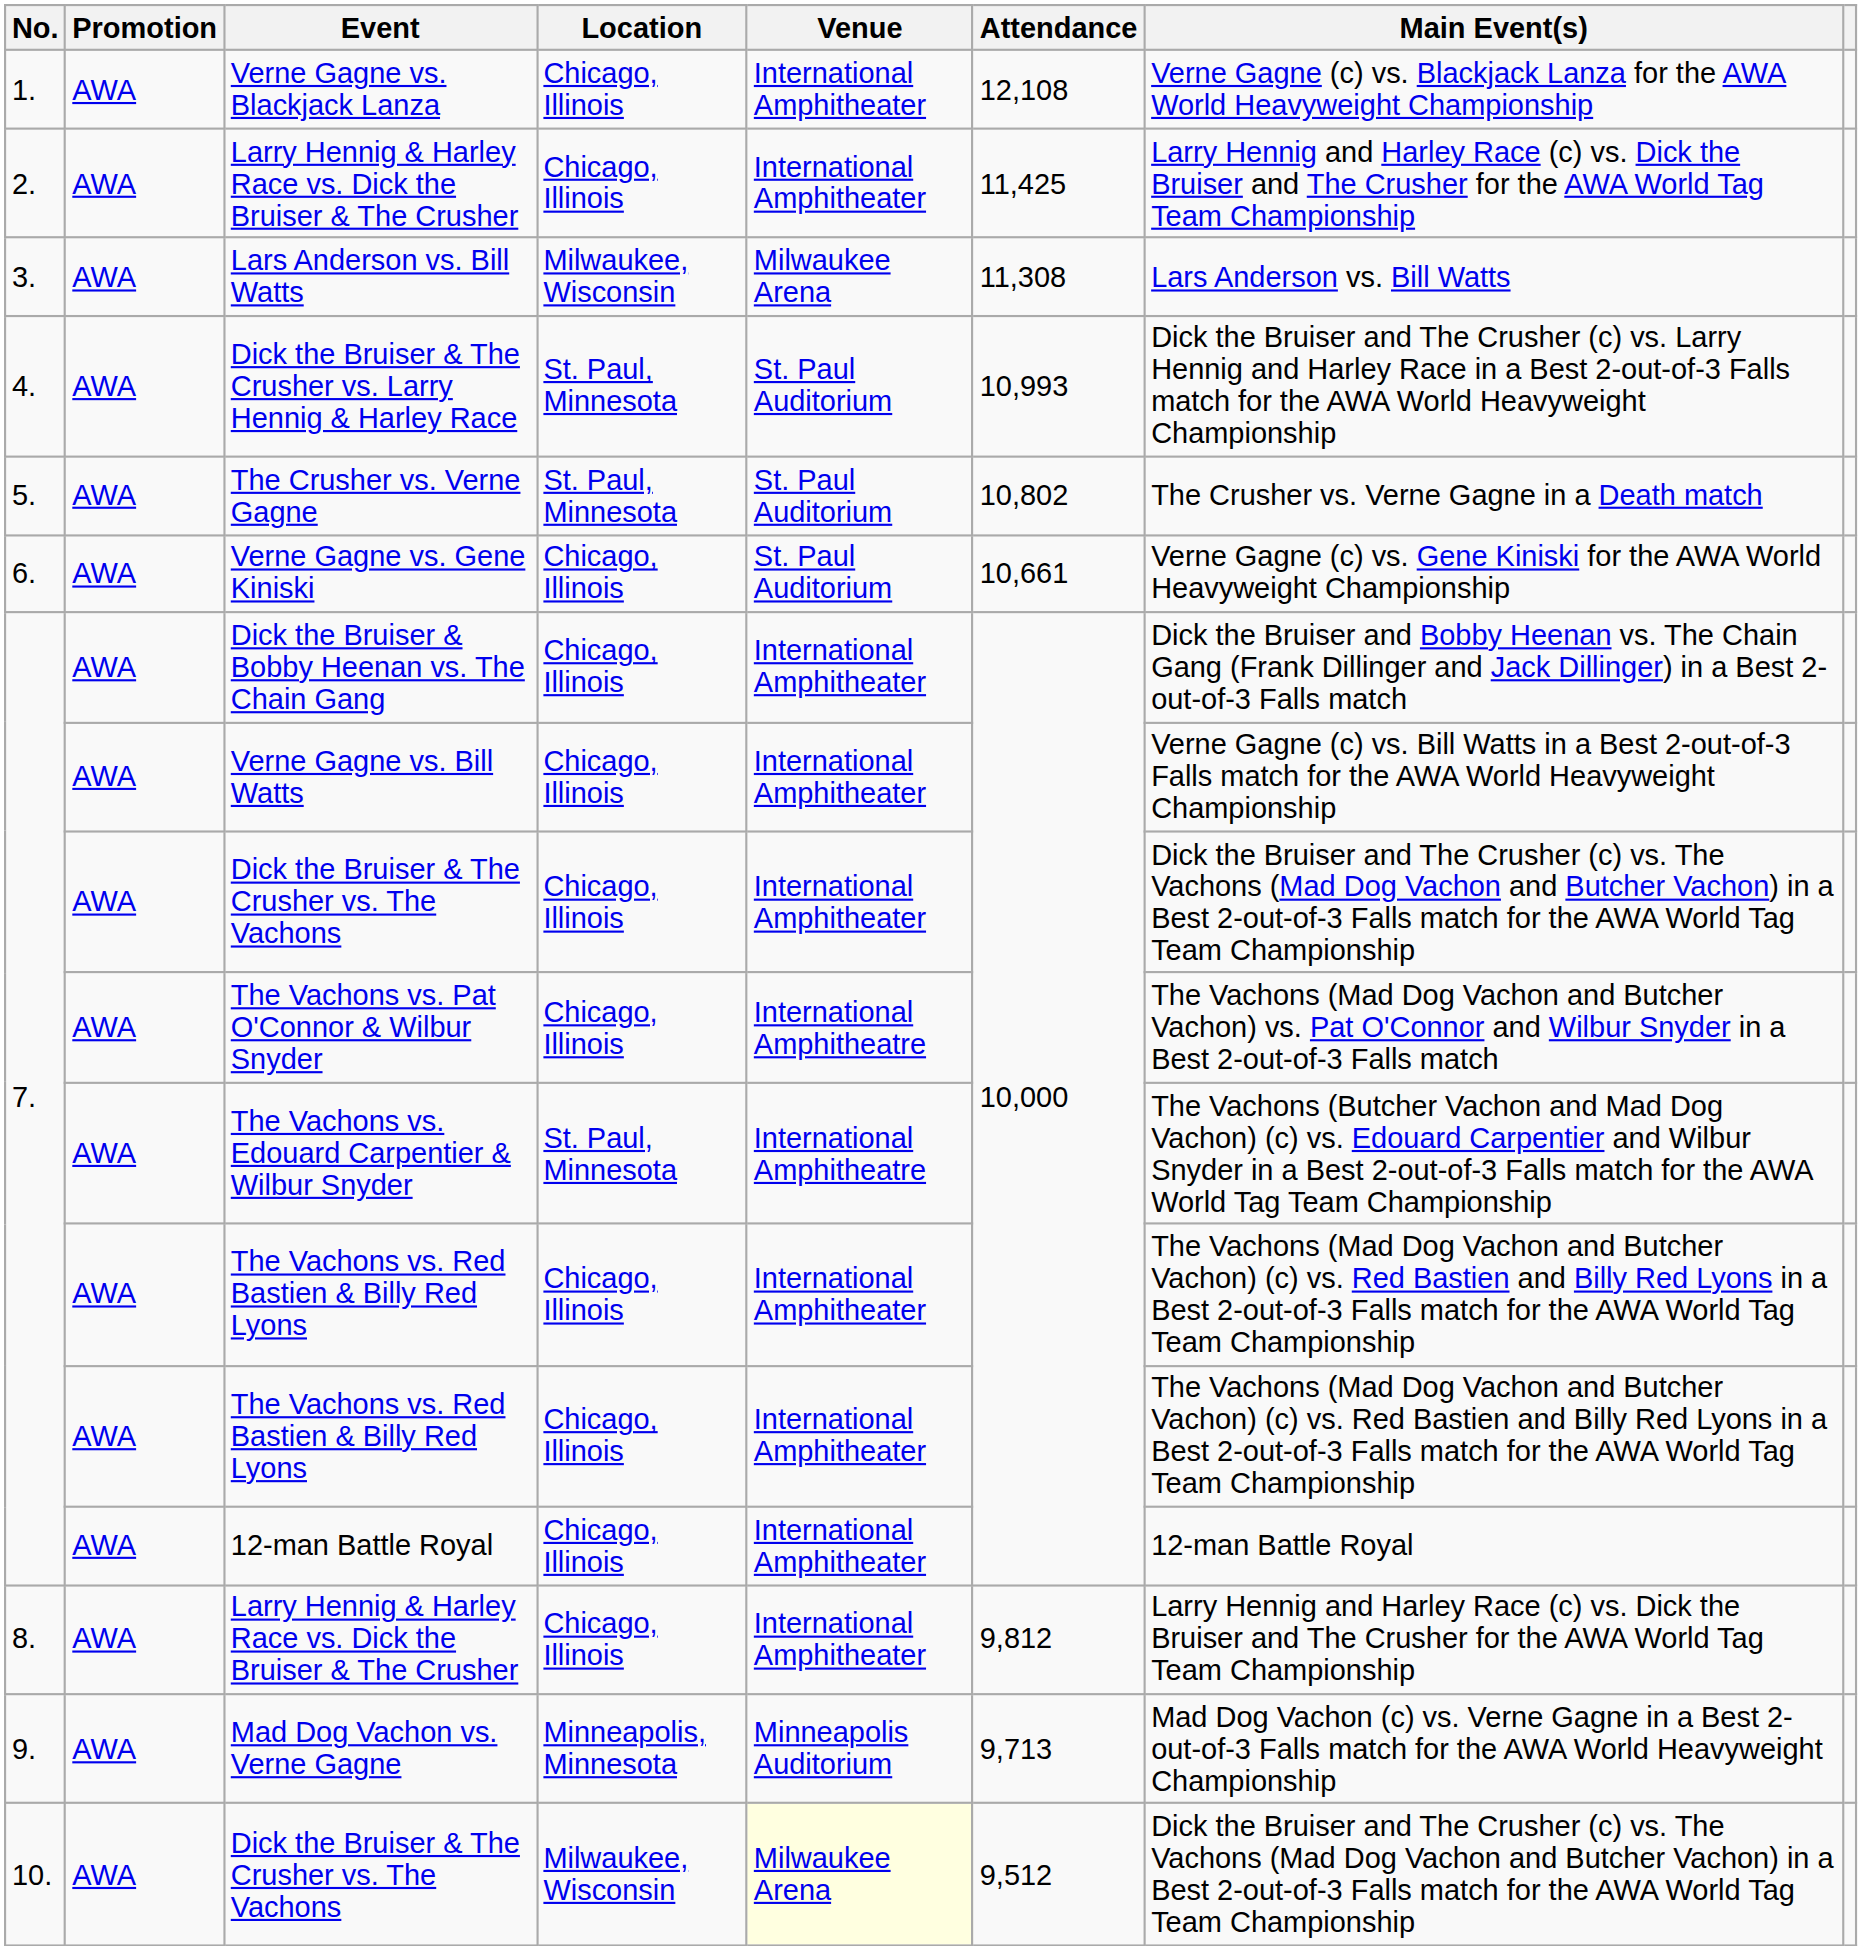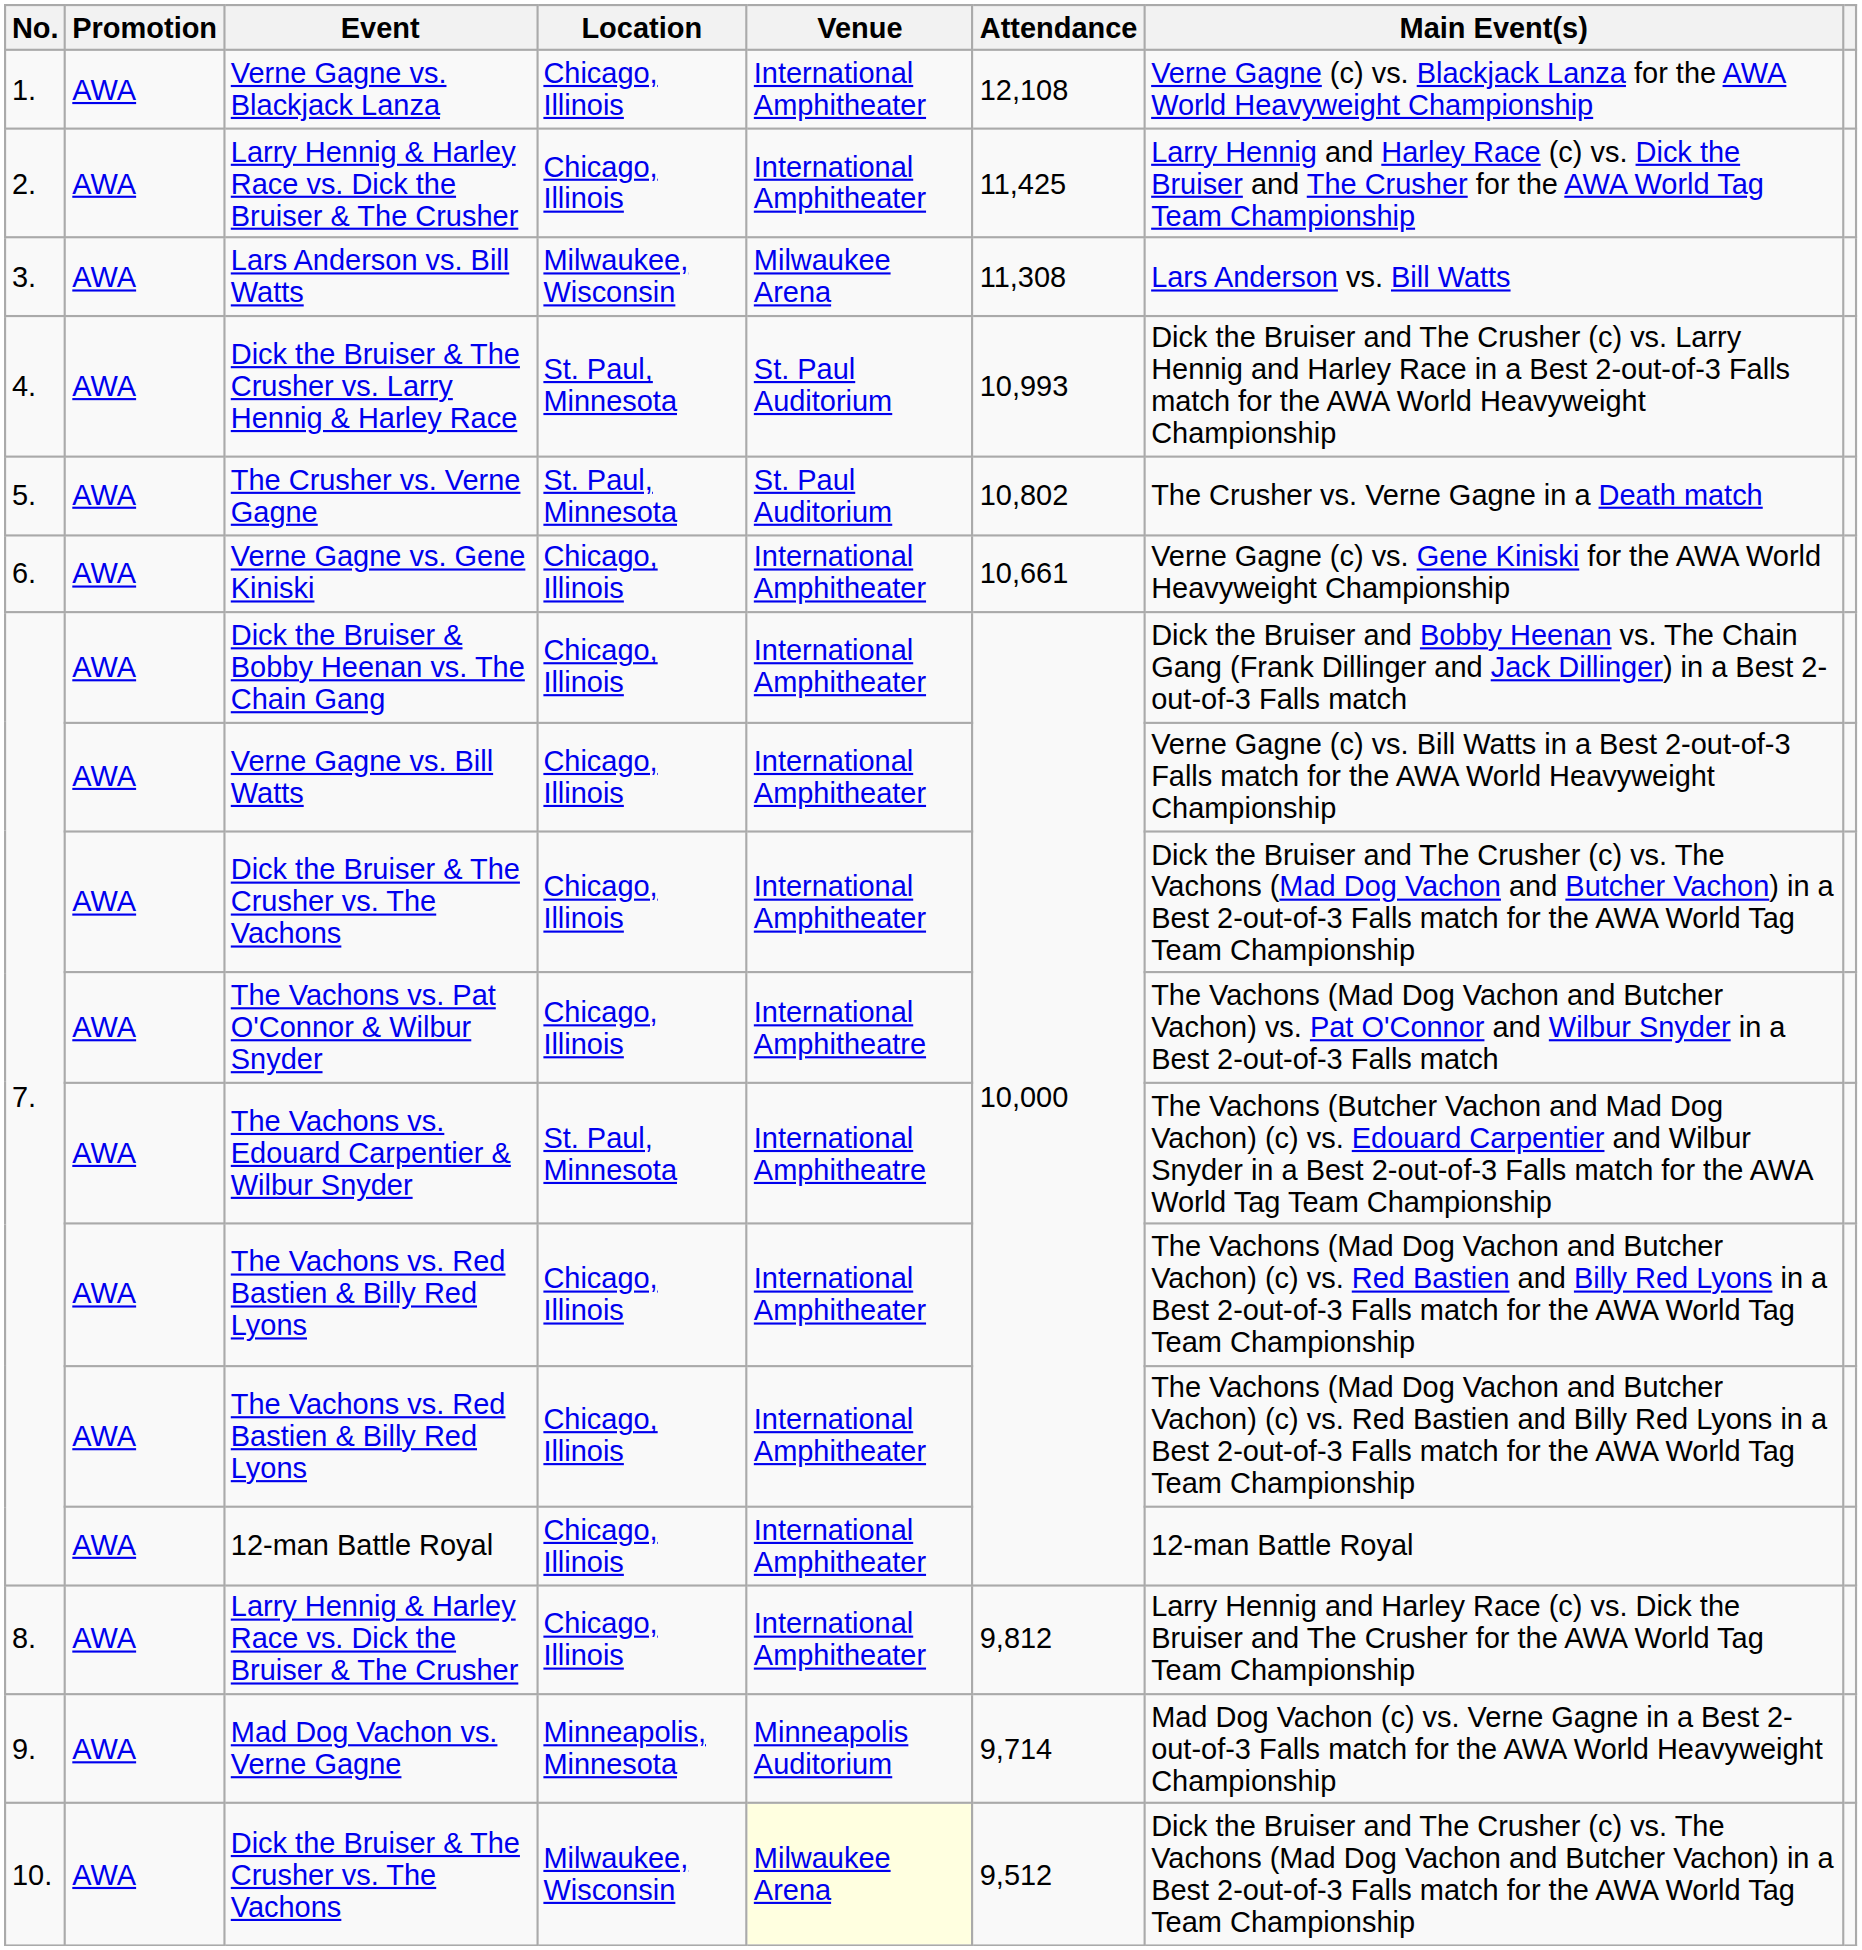(823, 573) St. Paul Auditorium -> (840, 573) International Amphitheater
(1016, 1749) 9,713 -> (1016, 1749) 9,714
